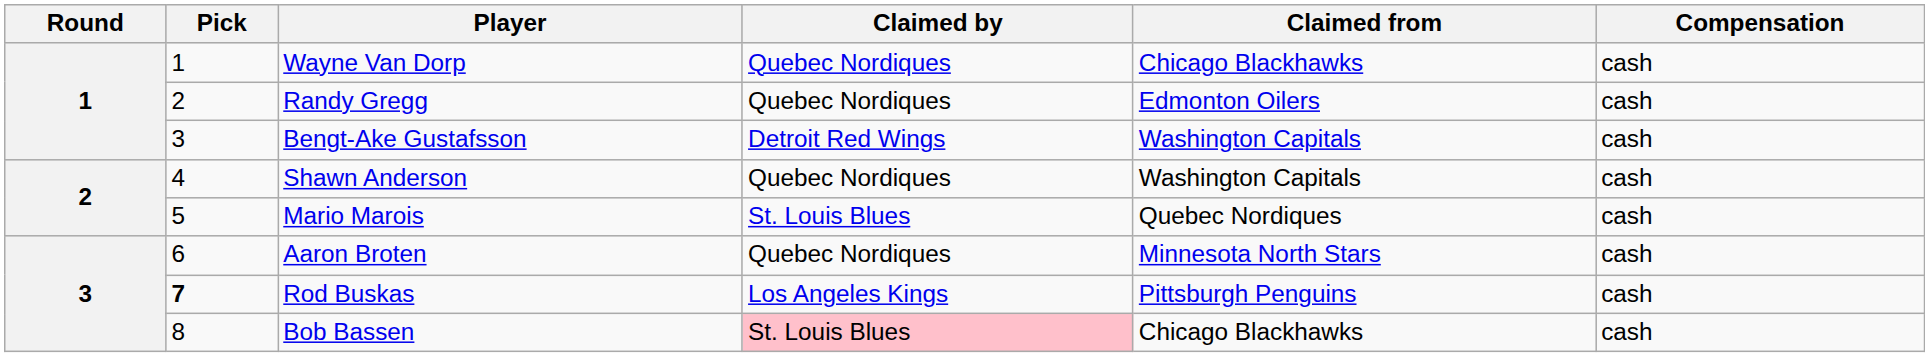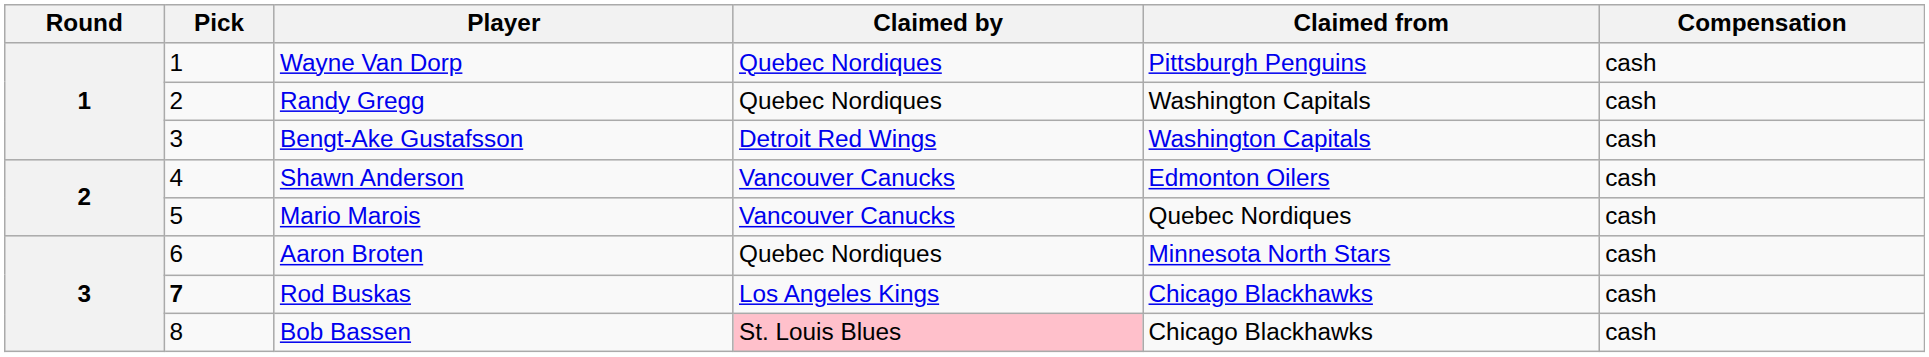(1251, 62) Chicago Blackhawks -> (1257, 62) Pittsburgh Penguins
(1229, 100) Edmonton Oilers -> (1260, 100) Washington Capitals
(849, 178) Quebec Nordiques -> (847, 178) Vancouver Canucks
(1250, 178) Washington Capitals -> (1239, 178) Edmonton Oilers
(829, 216) St. Louis Blues -> (847, 216) Vancouver Canucks
(1248, 293) Pittsburgh Penguins -> (1261, 293) Chicago Blackhawks
